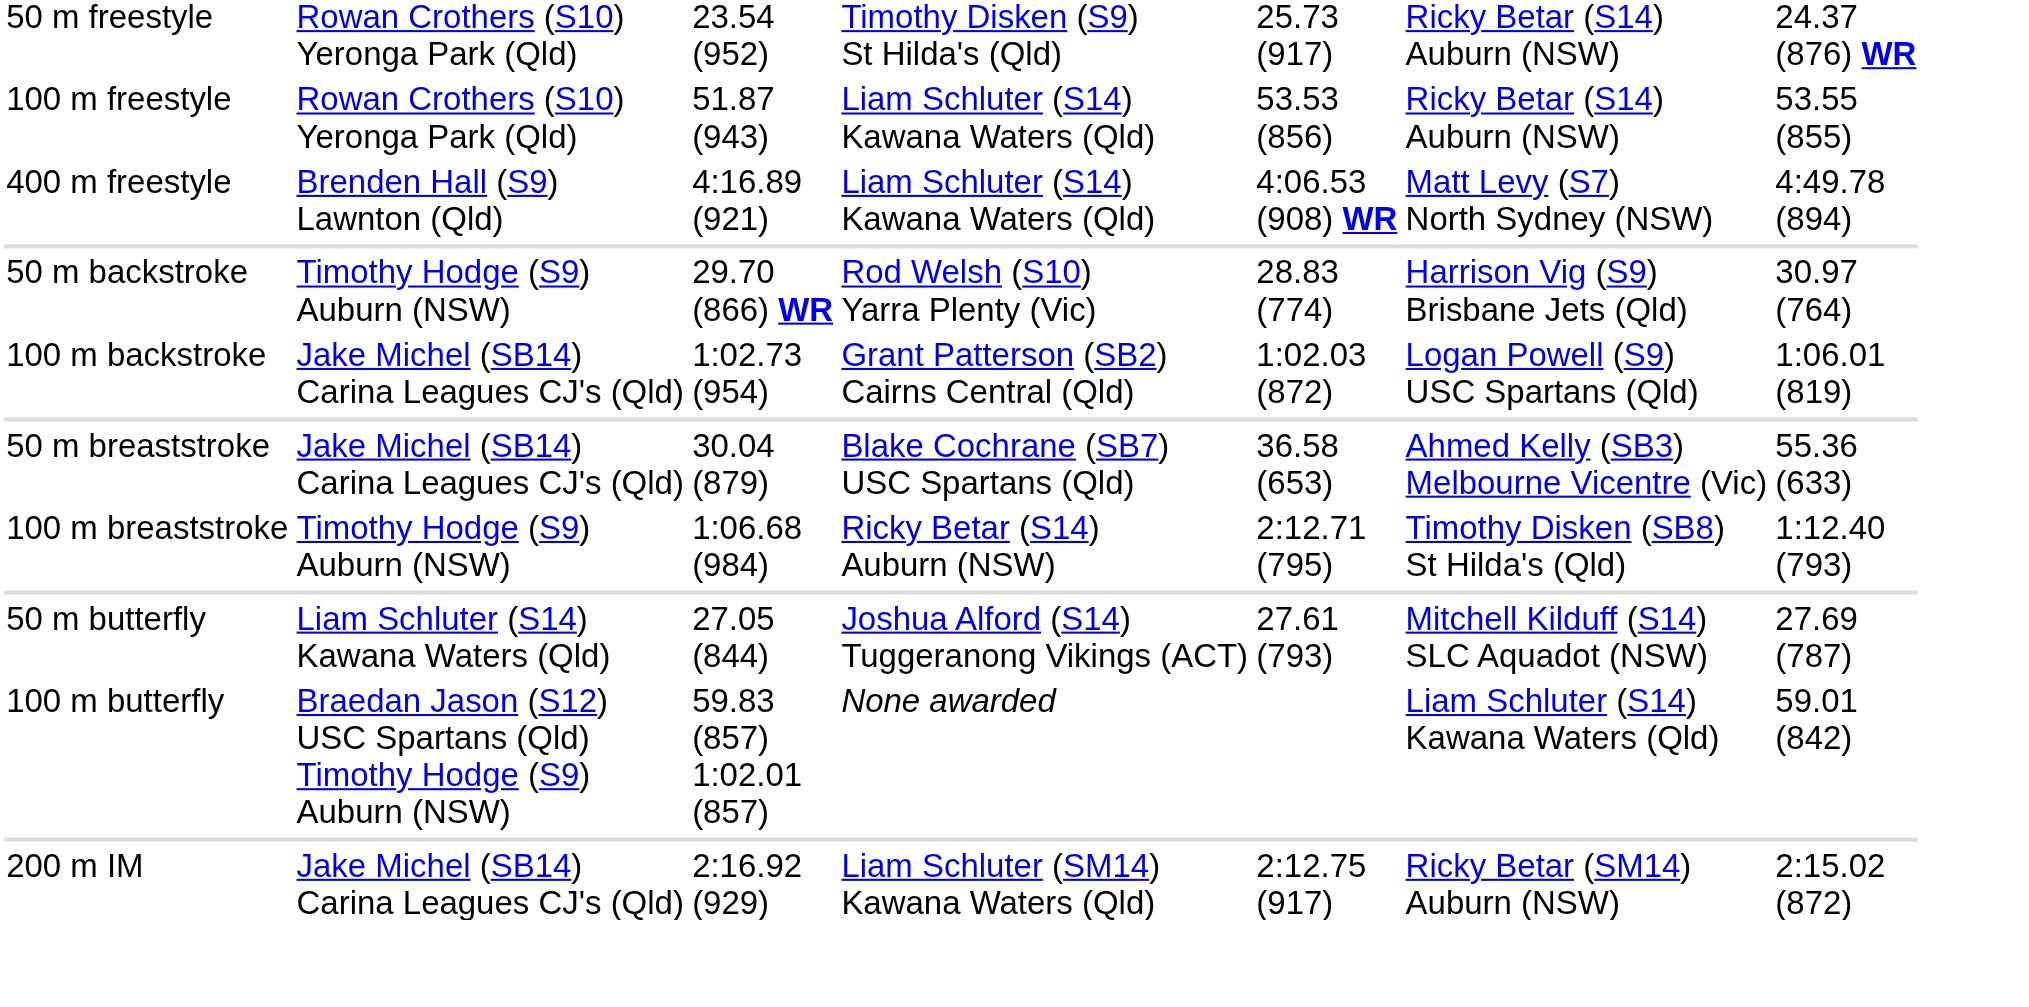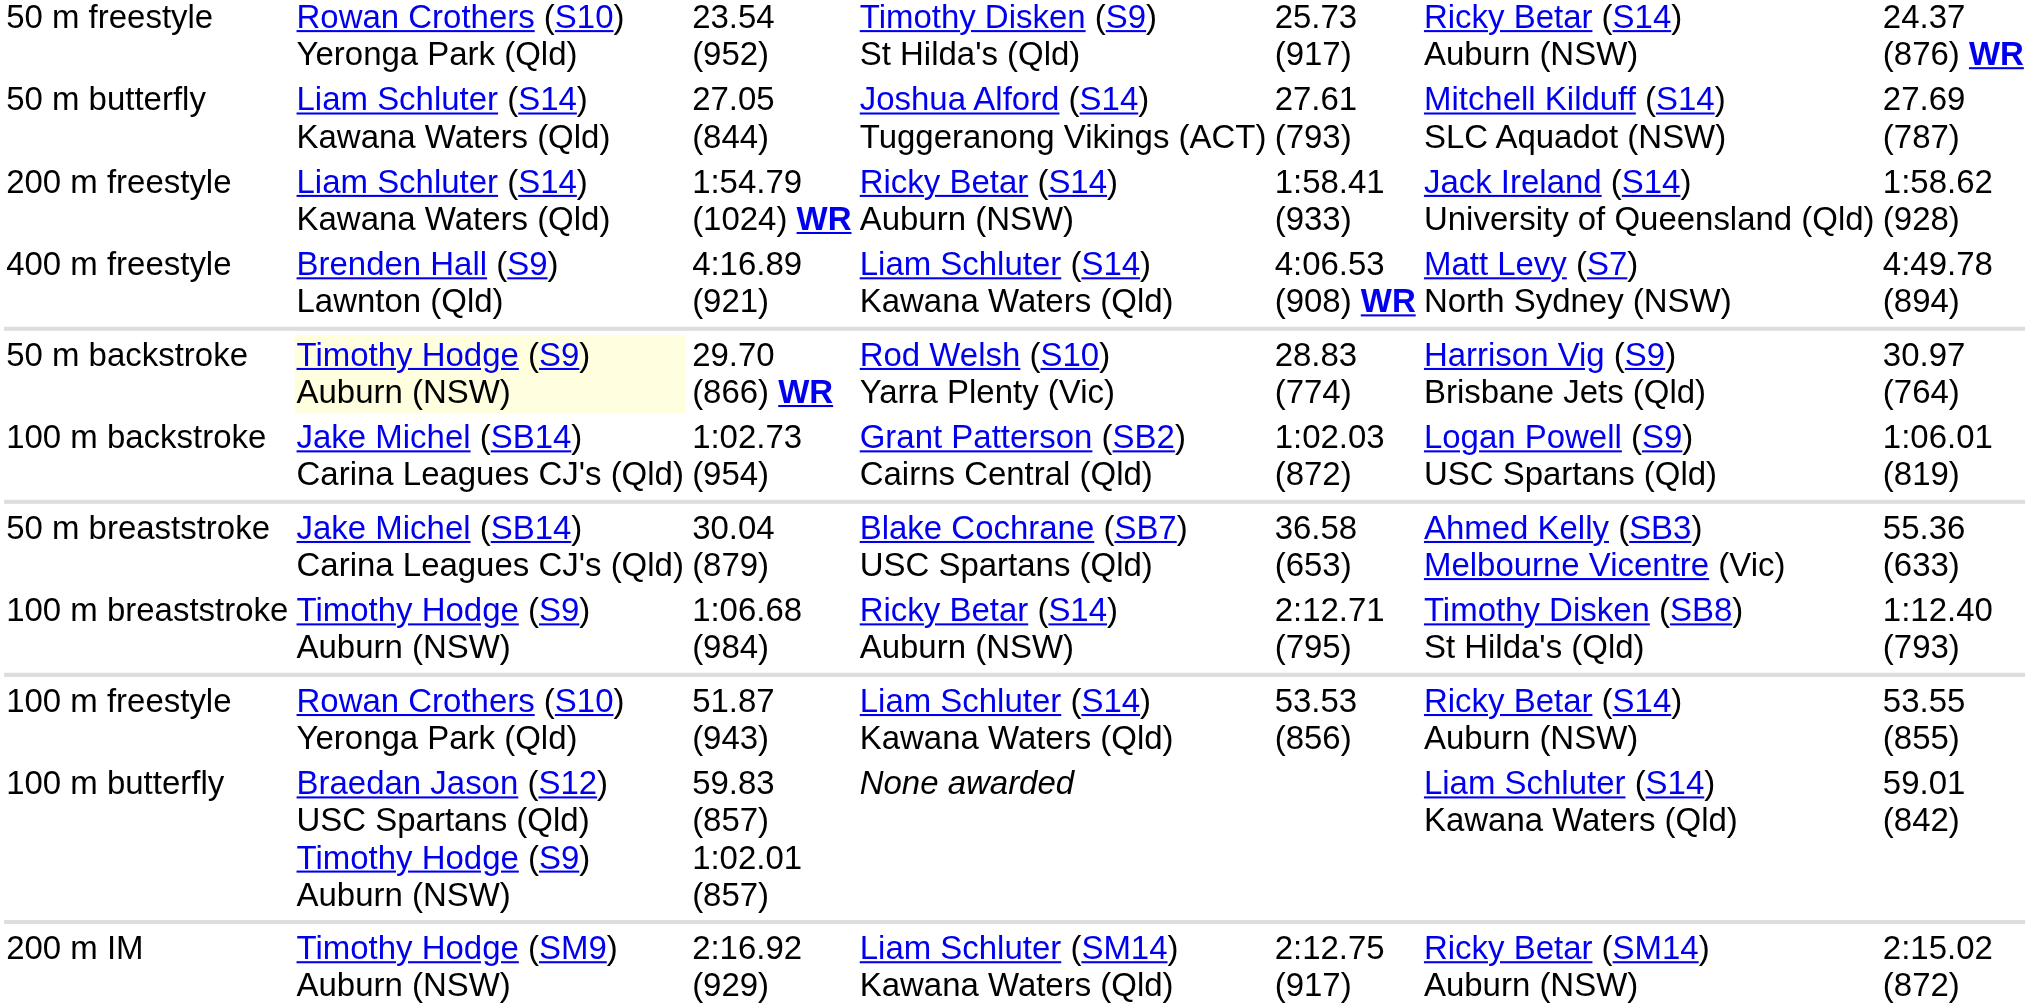rows swapped: (119, 99) <-> (106, 618)
+ row: (119, 181)
(443, 291) no background -> (443, 373) lightyellow background
(490, 884) Jake Michel (SB14) Carina Leagues CJ's (Qld) -> (457, 966) Timothy Hodge (SM9) Auburn (NSW)
